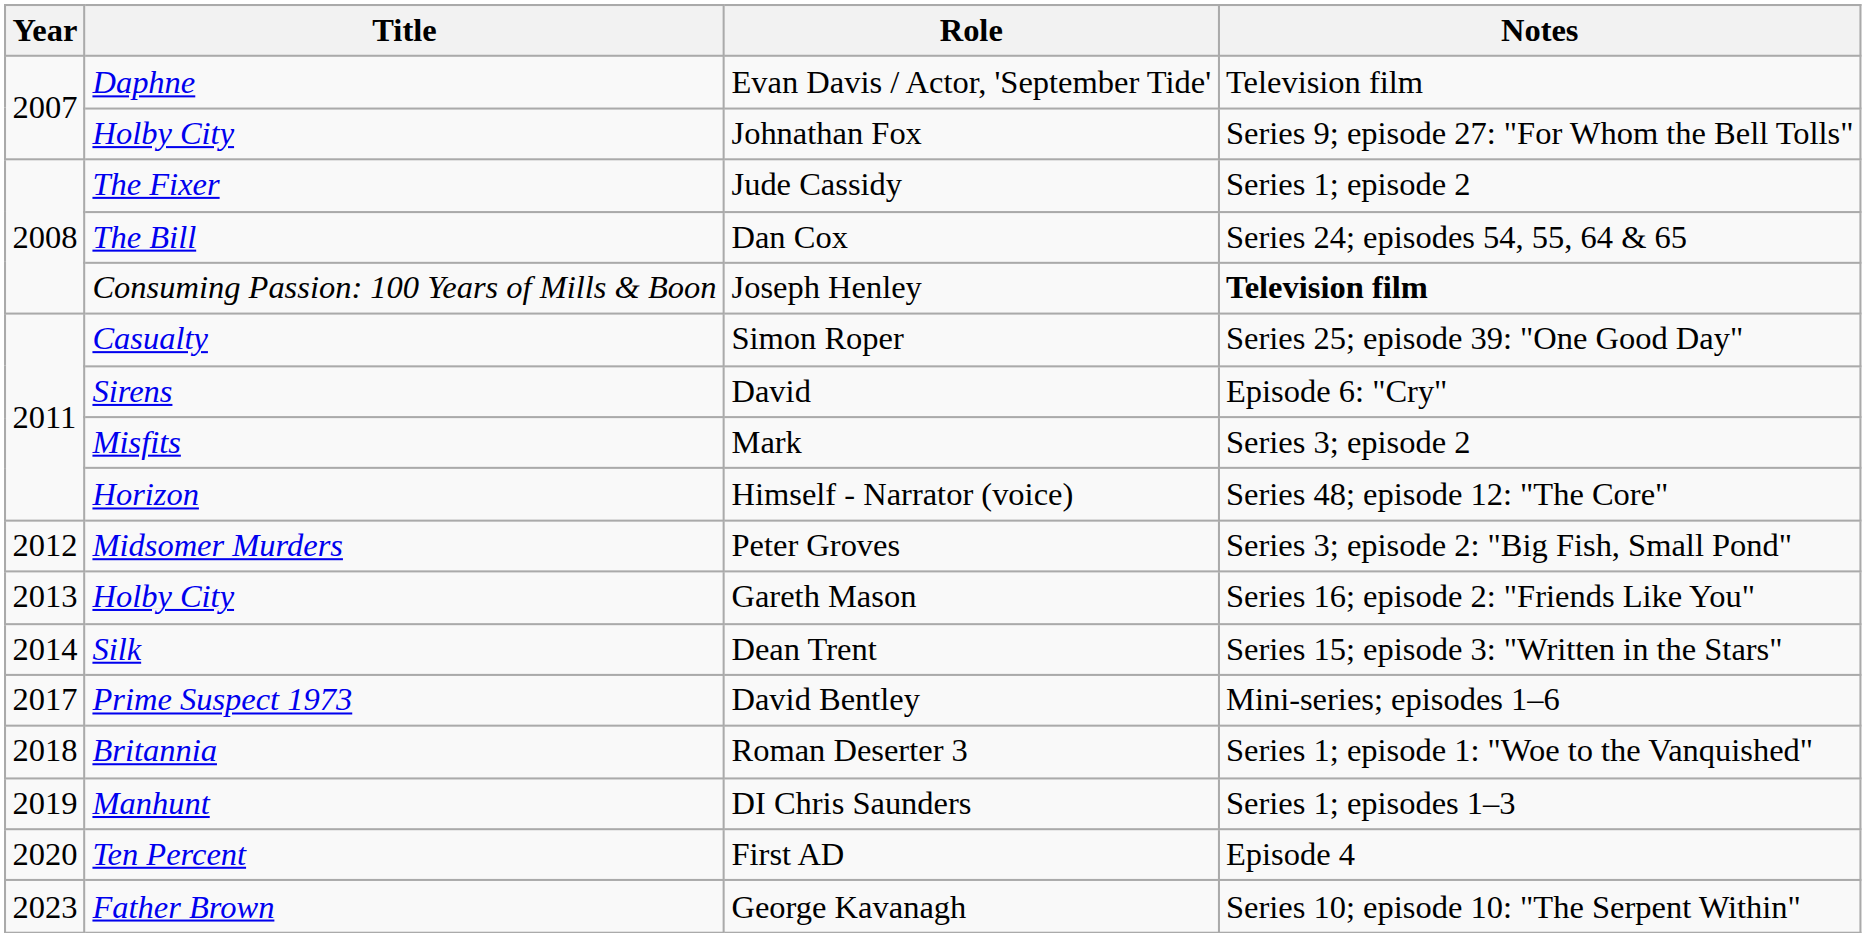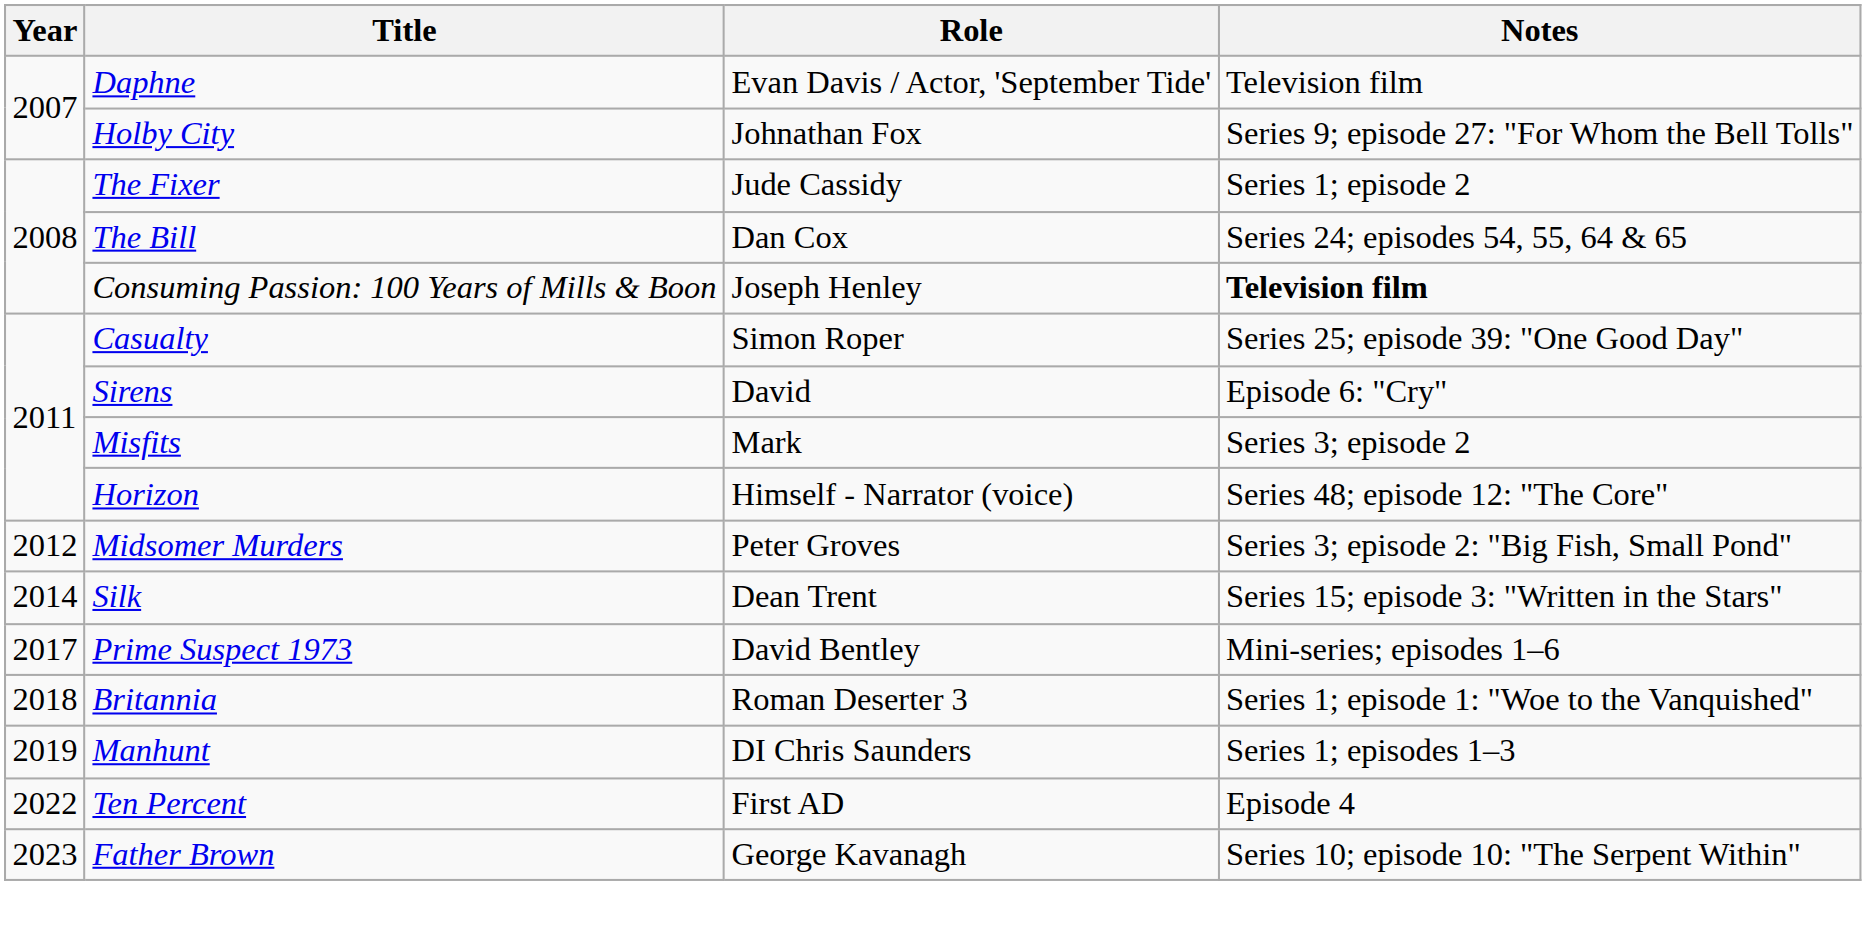- row: (824, 596)
(45, 854) 2020 -> (45, 802) 2022
